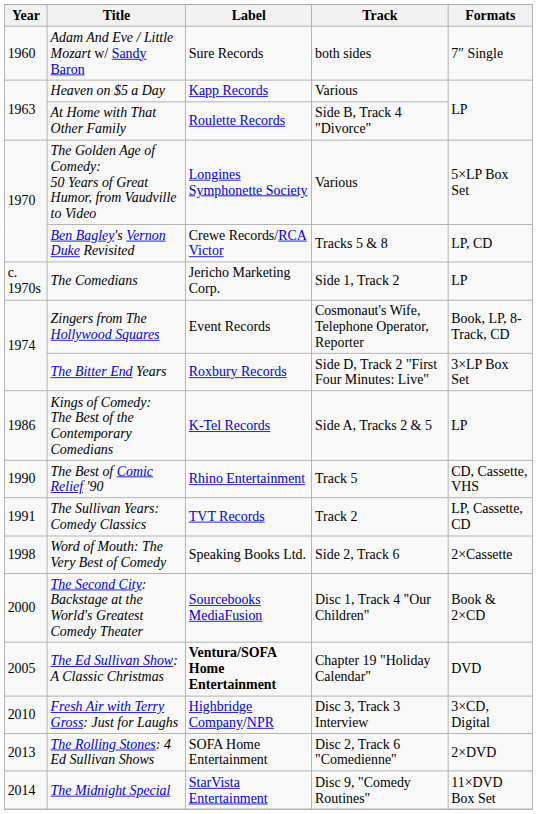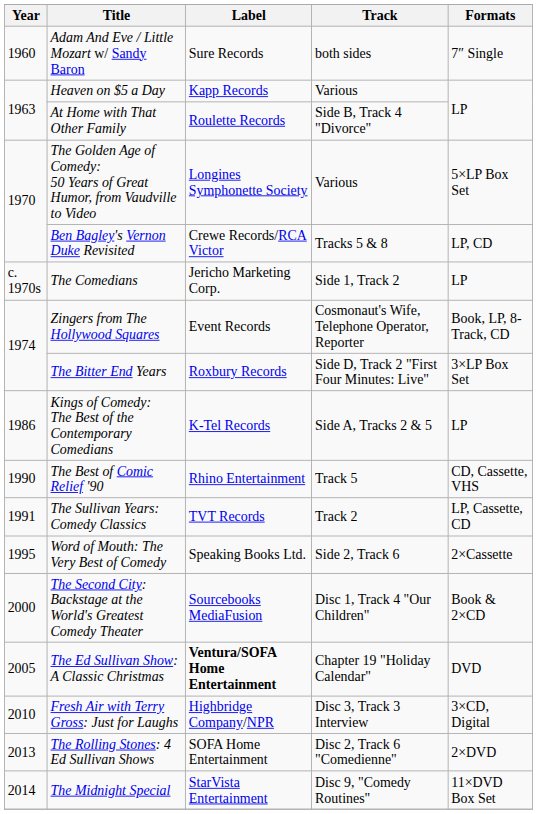(22, 554) 1998 -> (22, 554) 1995
